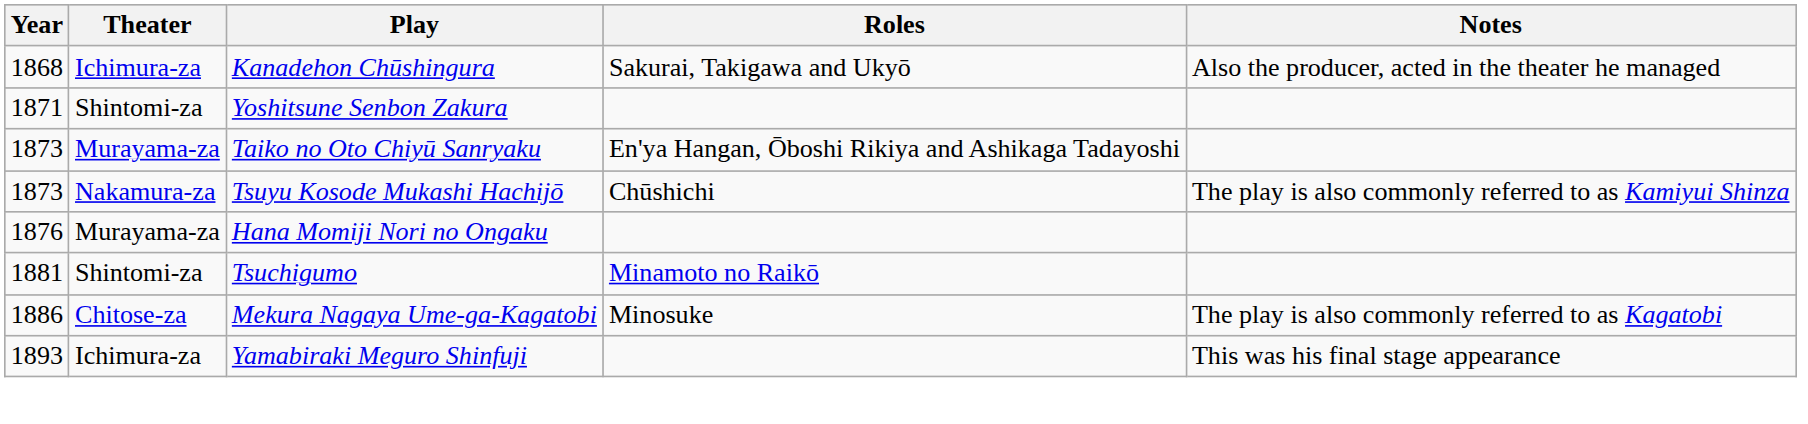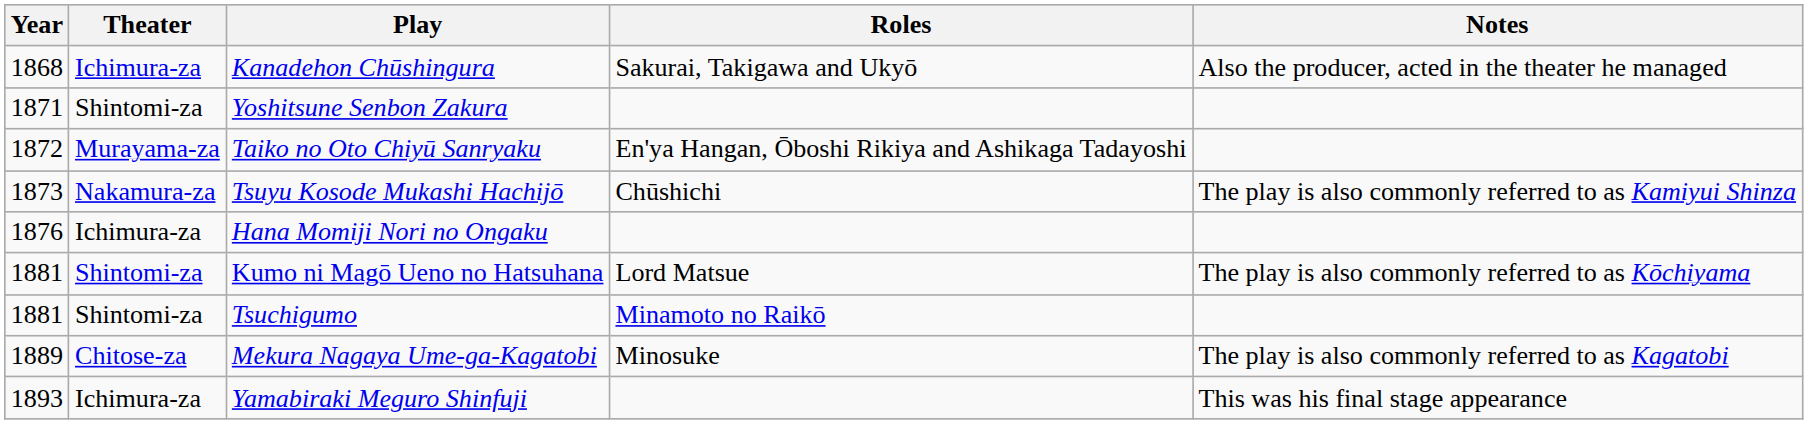(37, 149) 1873 -> (37, 149) 1872
(147, 231) Murayama-za -> (138, 231) Ichimura-za
+ row: (418, 273)
(37, 314) 1886 -> (37, 356) 1889
